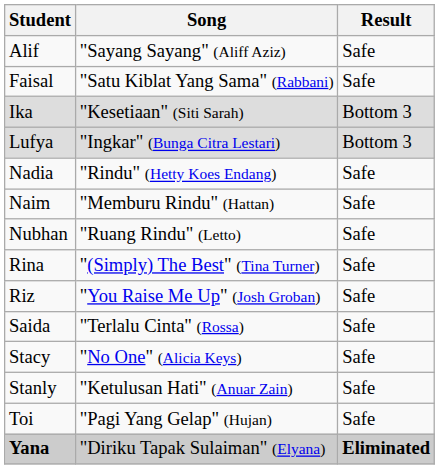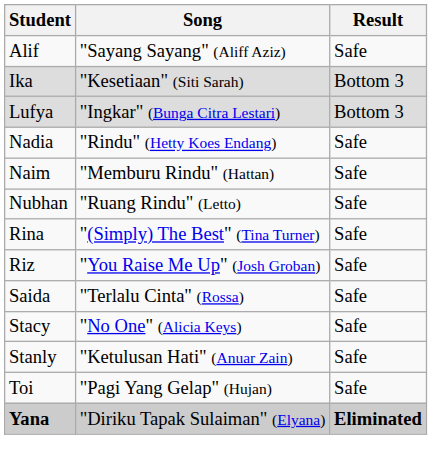- row: (31, 81)
